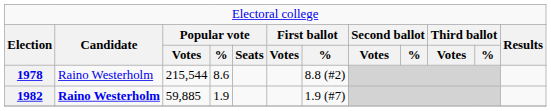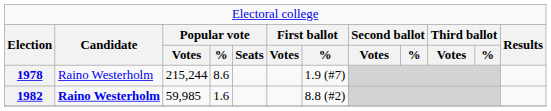(187, 75) 215,544 -> (187, 75) 215,244
(325, 75) 8.8 (#2) -> (325, 75) 1.9 (#7)
(183, 95) 59,885 -> (183, 95) 59,985
(221, 95) 1.9 -> (221, 95) 1.6
(325, 95) 1.9 (#7) -> (325, 95) 8.8 (#2)
